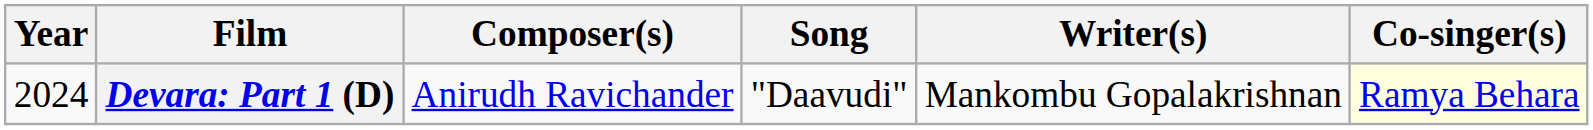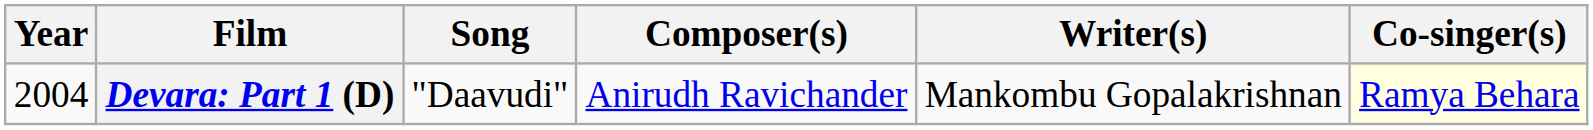columns swapped: (829, 34) <-> (573, 34)
(51, 93) 2024 -> (51, 93) 2004
